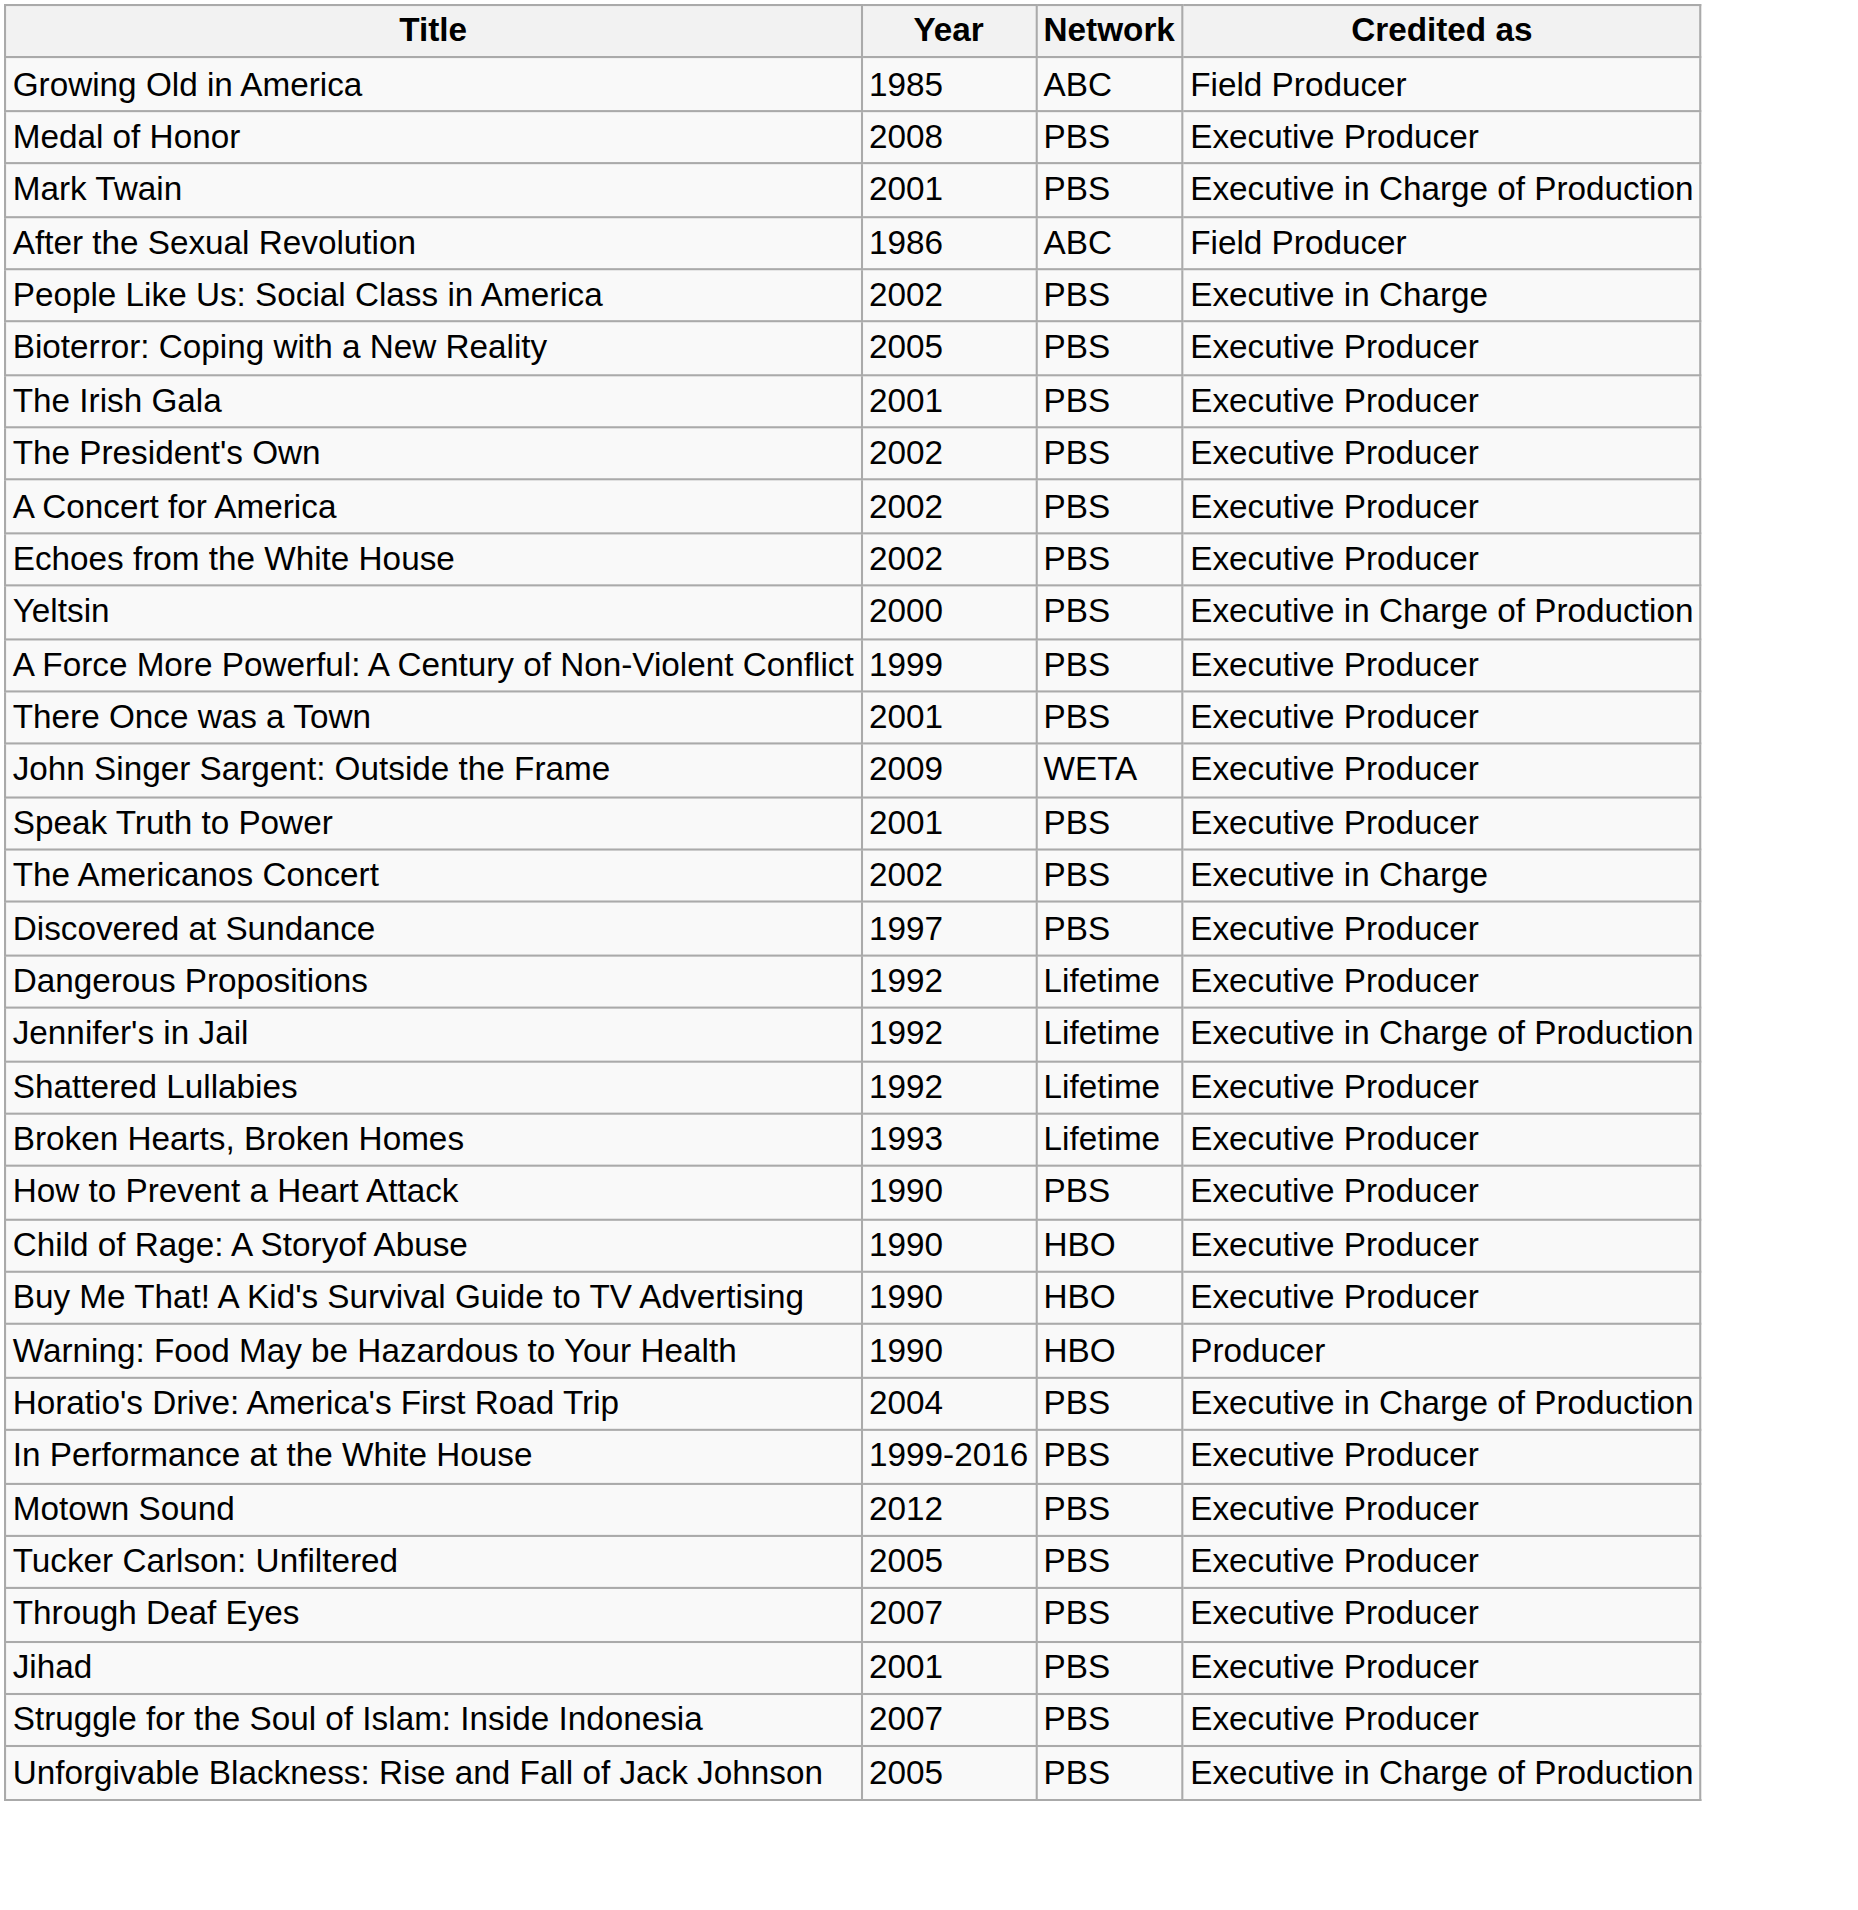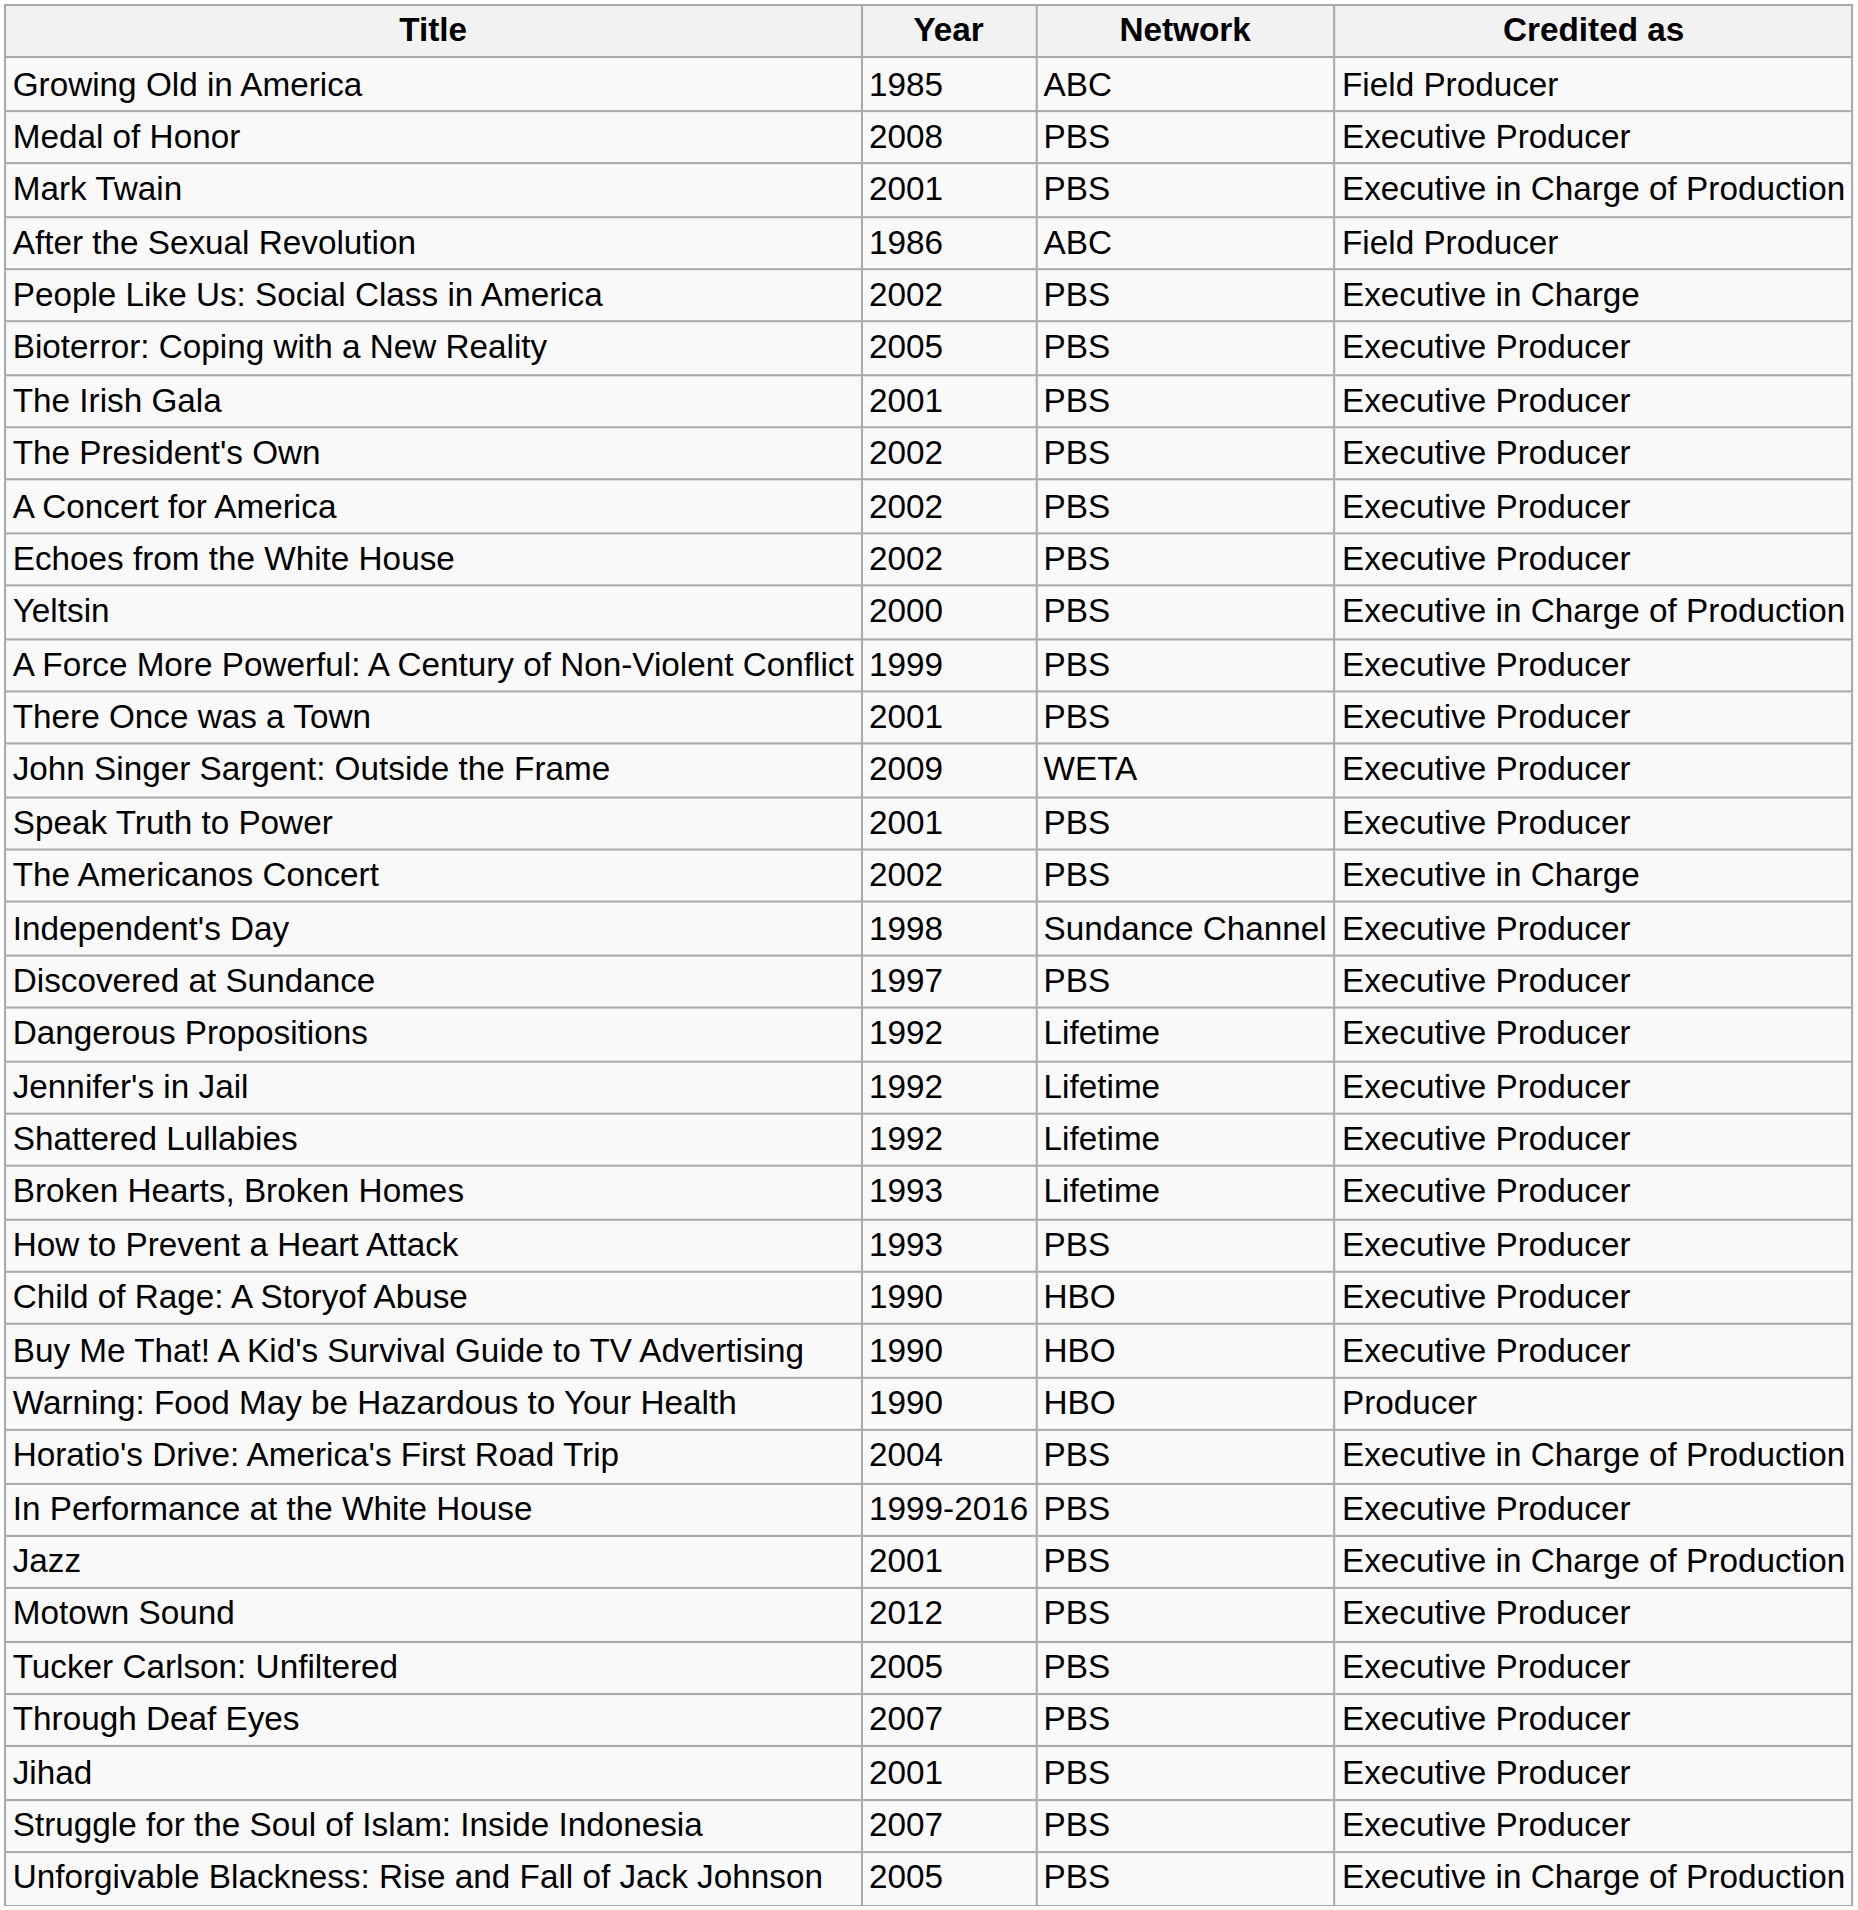+ row: (151, 928)
(1442, 1033) Executive in Charge of Production -> (1486, 1086) Executive Producer
(906, 1192) 1990 -> (906, 1244) 1993
+ row: (47, 1561)
